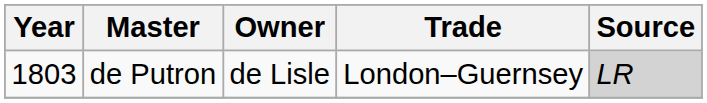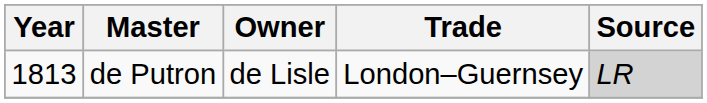(44, 73) 1803 -> (44, 73) 1813
